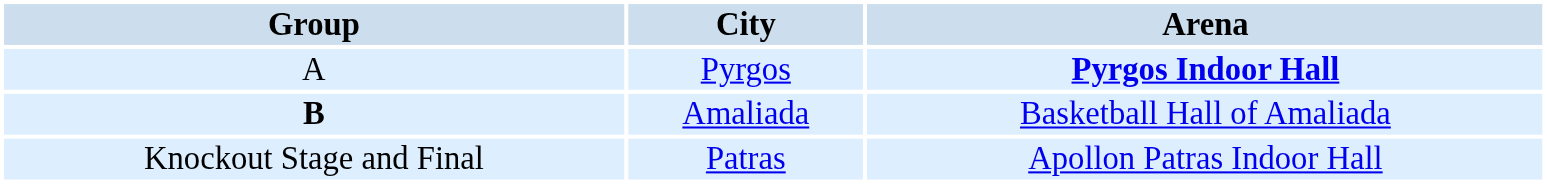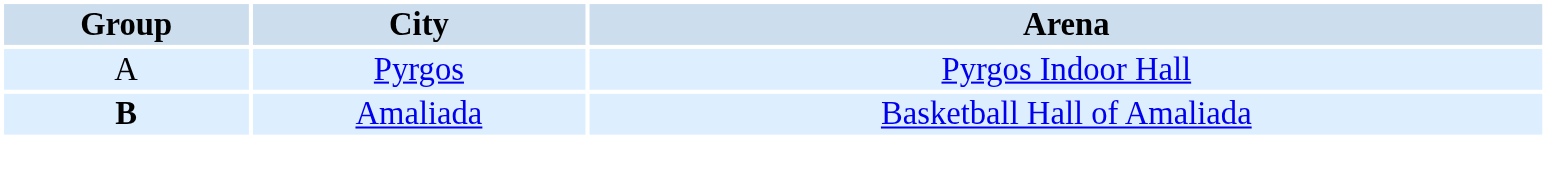(1205, 68) bold -> (1066, 68) normal
- row: (746, 158)
